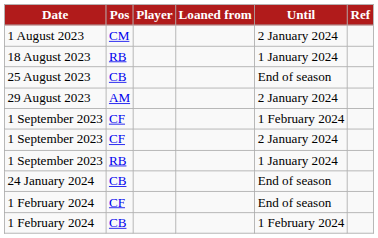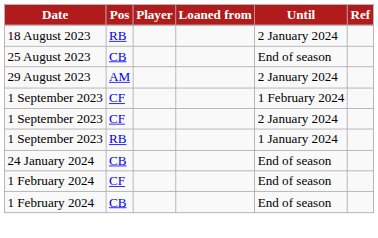- row: (46, 35)
(298, 56) 1 January 2024 -> (298, 35) 2 January 2024
(301, 222) 1 February 2024 -> (294, 202) End of season
